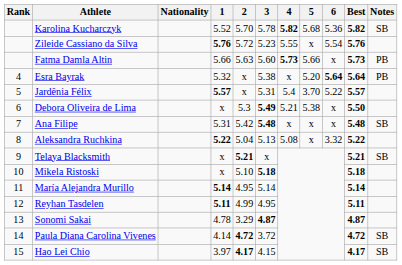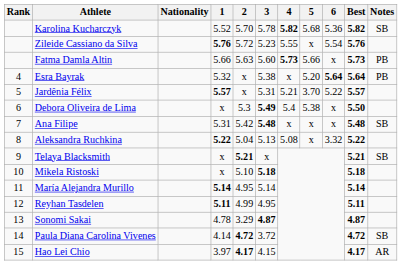(289, 92) 5.4 -> (289, 92) 5.21
(289, 108) 5.21 -> (289, 108) 5.4
(382, 252) SB -> (382, 252) AR
